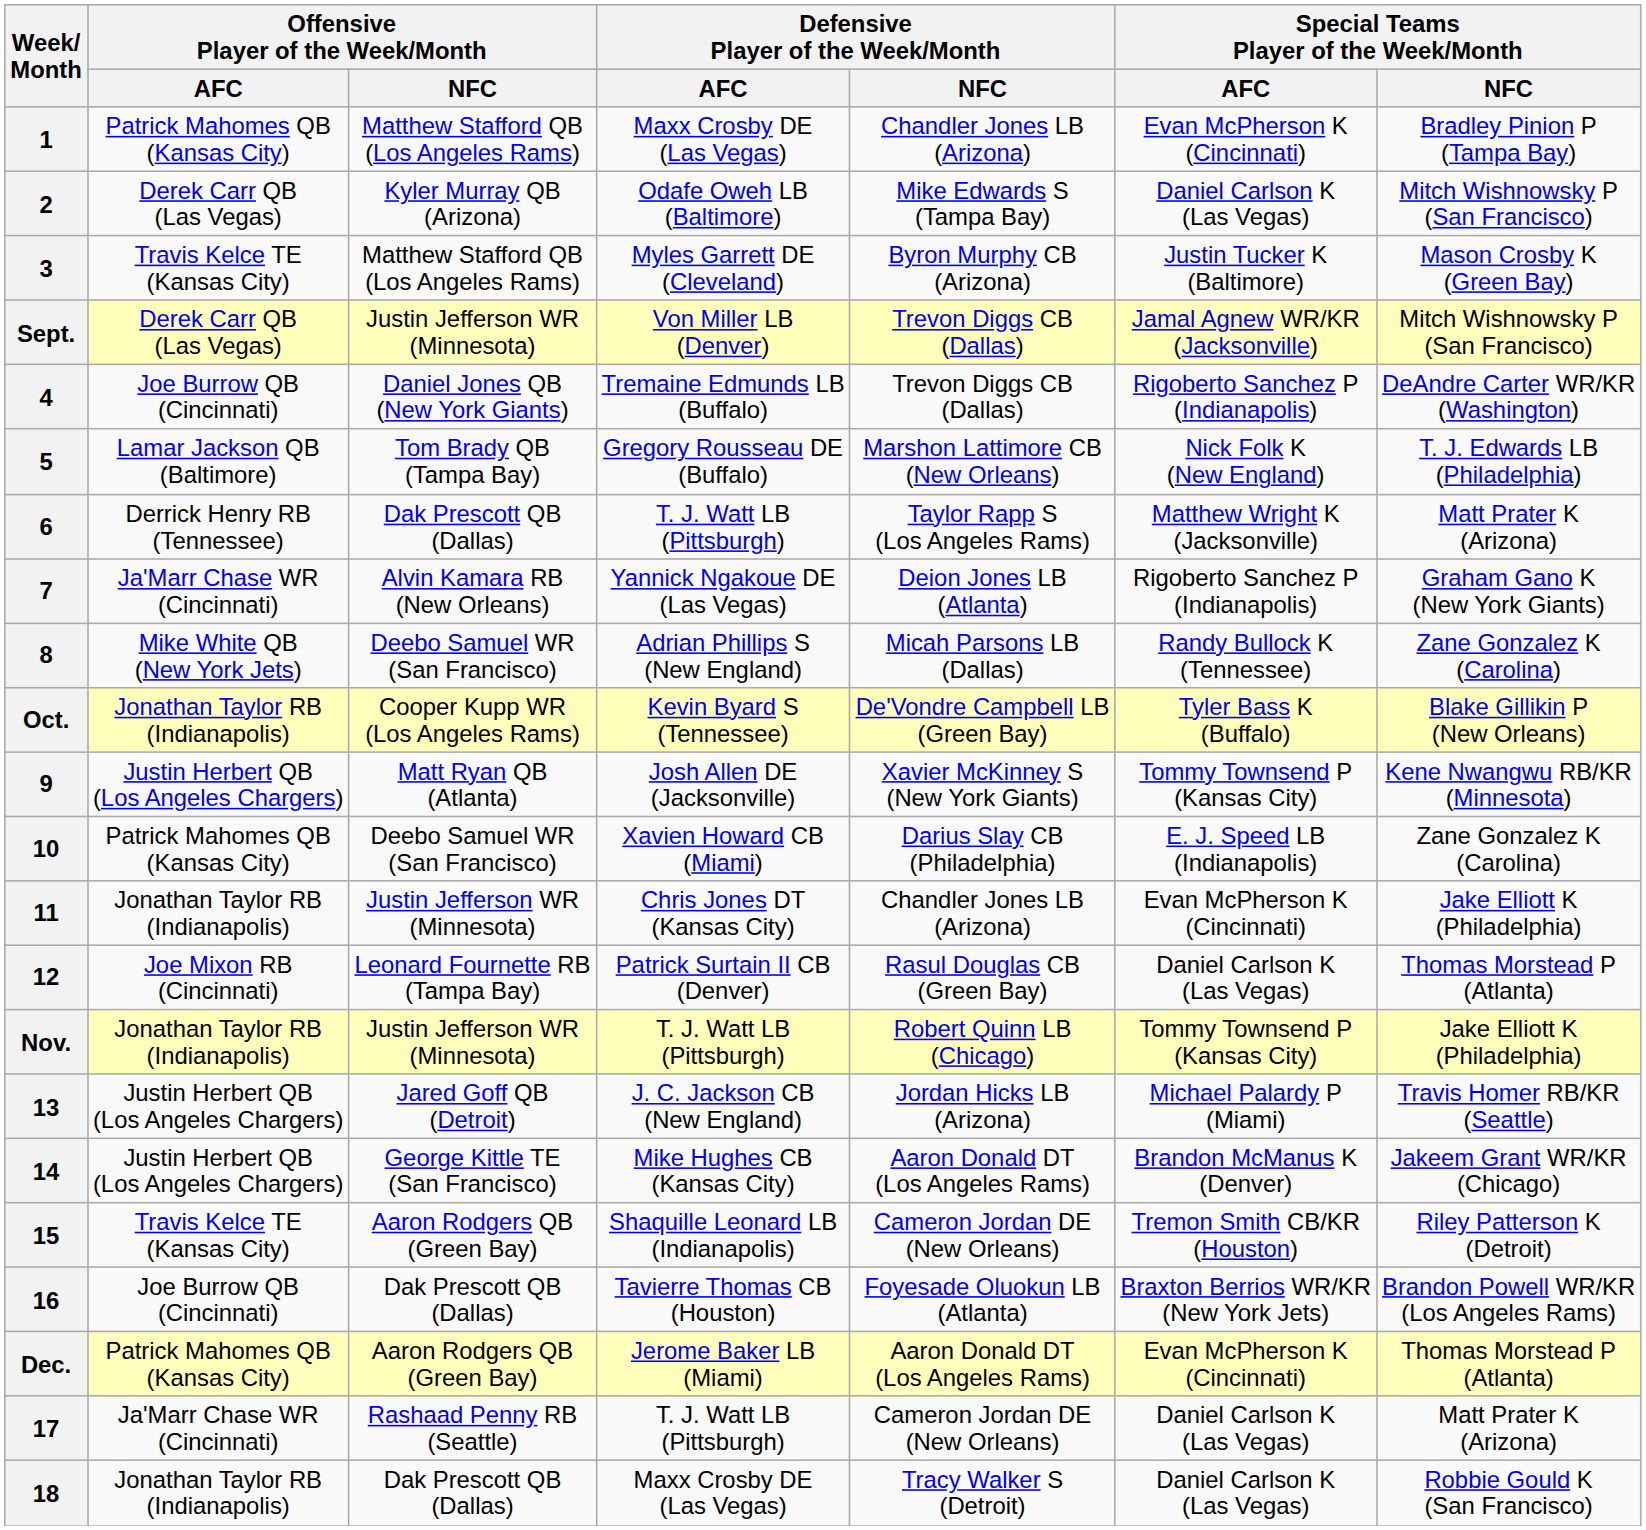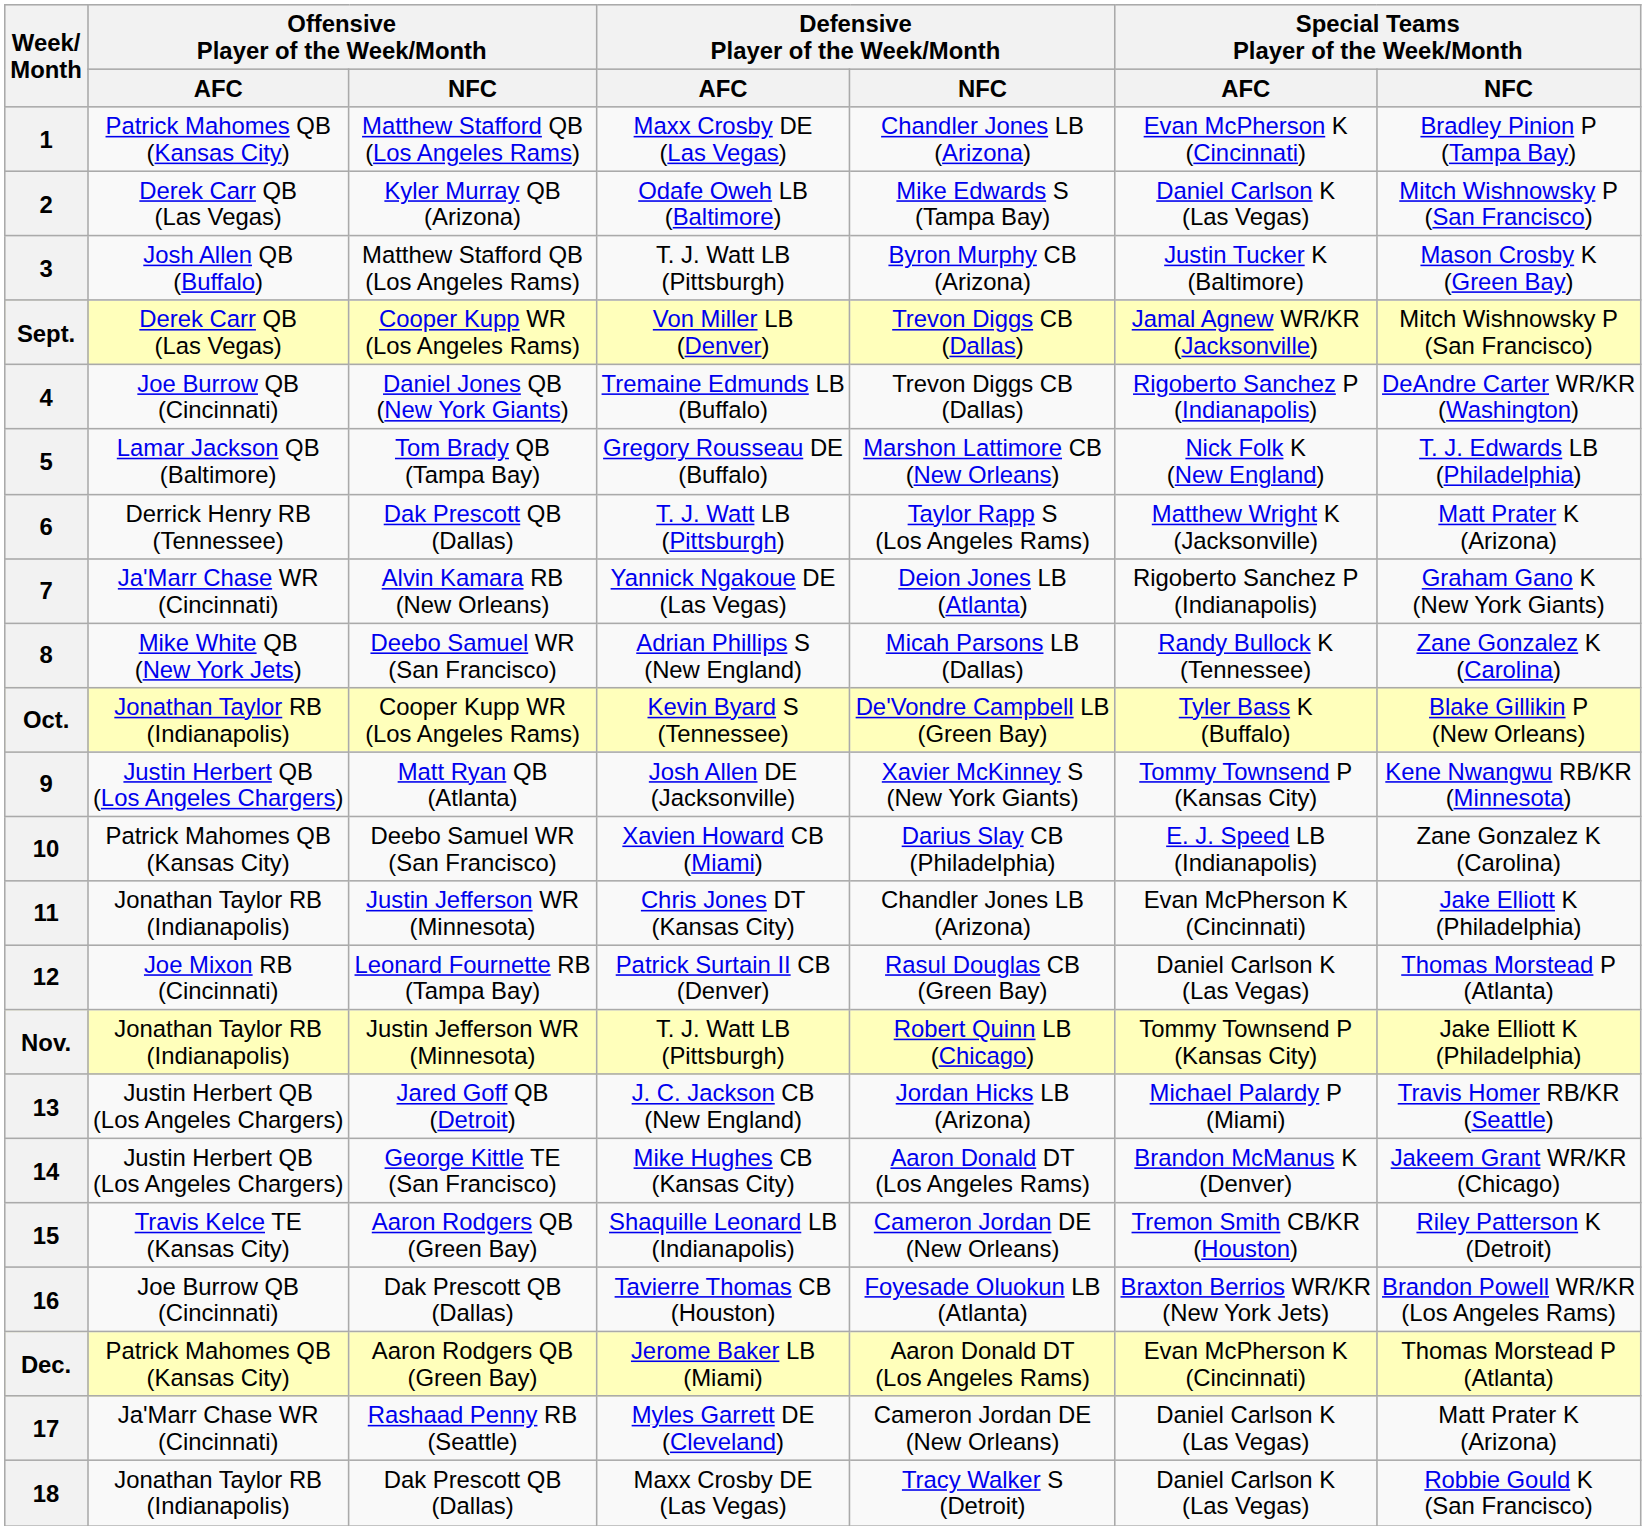(218, 268) Travis Kelce TE (Kansas City) -> (218, 268) Josh Allen QB (Buffalo)
(723, 268) Myles Garrett DE (Cleveland) -> (723, 268) T. J. Watt LB (Pittsburgh)
(472, 333) Justin Jefferson WR (Minnesota) -> (472, 333) Cooper Kupp WR (Los Angeles Rams)
(723, 1429) T. J. Watt LB (Pittsburgh) -> (723, 1429) Myles Garrett DE (Cleveland)
